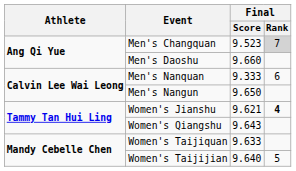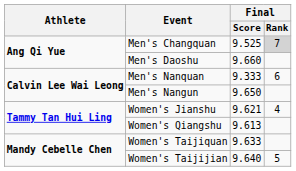(247, 44) 9.523 -> (247, 44) 9.525
(277, 109) bold -> (277, 109) normal
(247, 125) 9.643 -> (247, 125) 9.613
